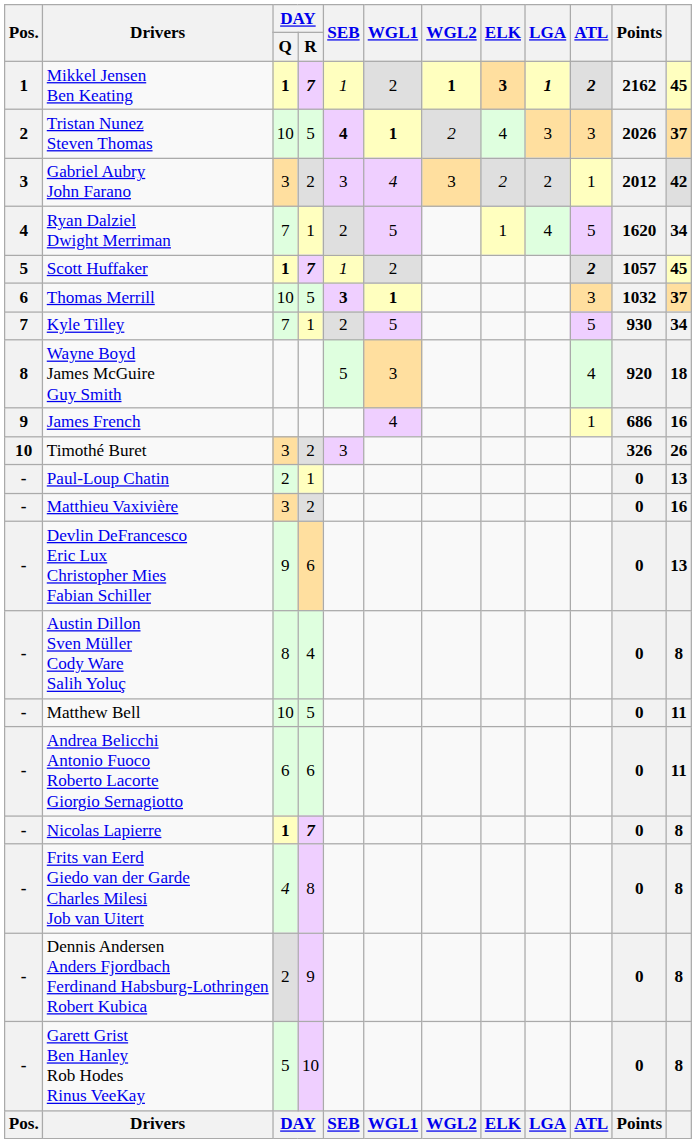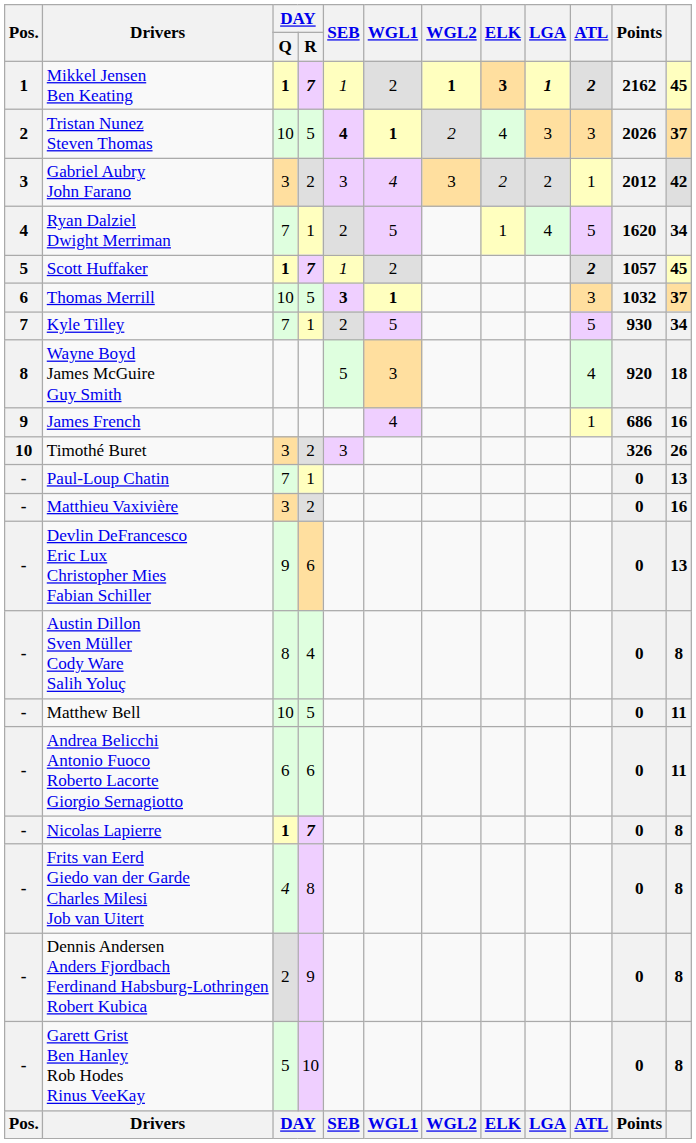(285, 478) 2 -> (285, 478) 7
